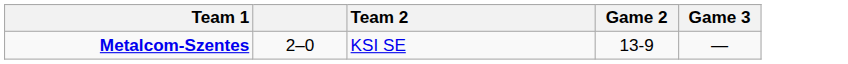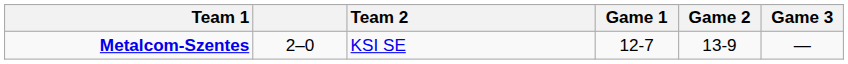+ column: (637, 18)
